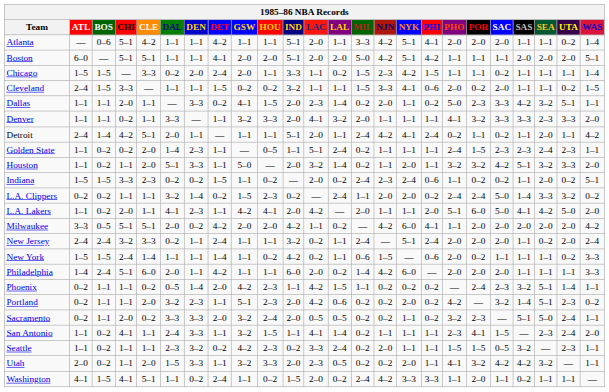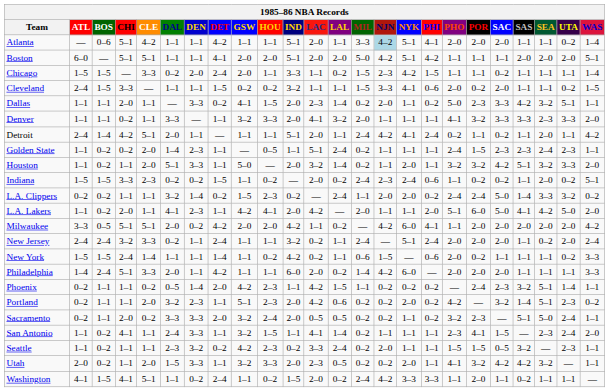(385, 42) no background -> (385, 42) lightblue background
(149, 272) 6–0 -> (149, 272) 3–3
